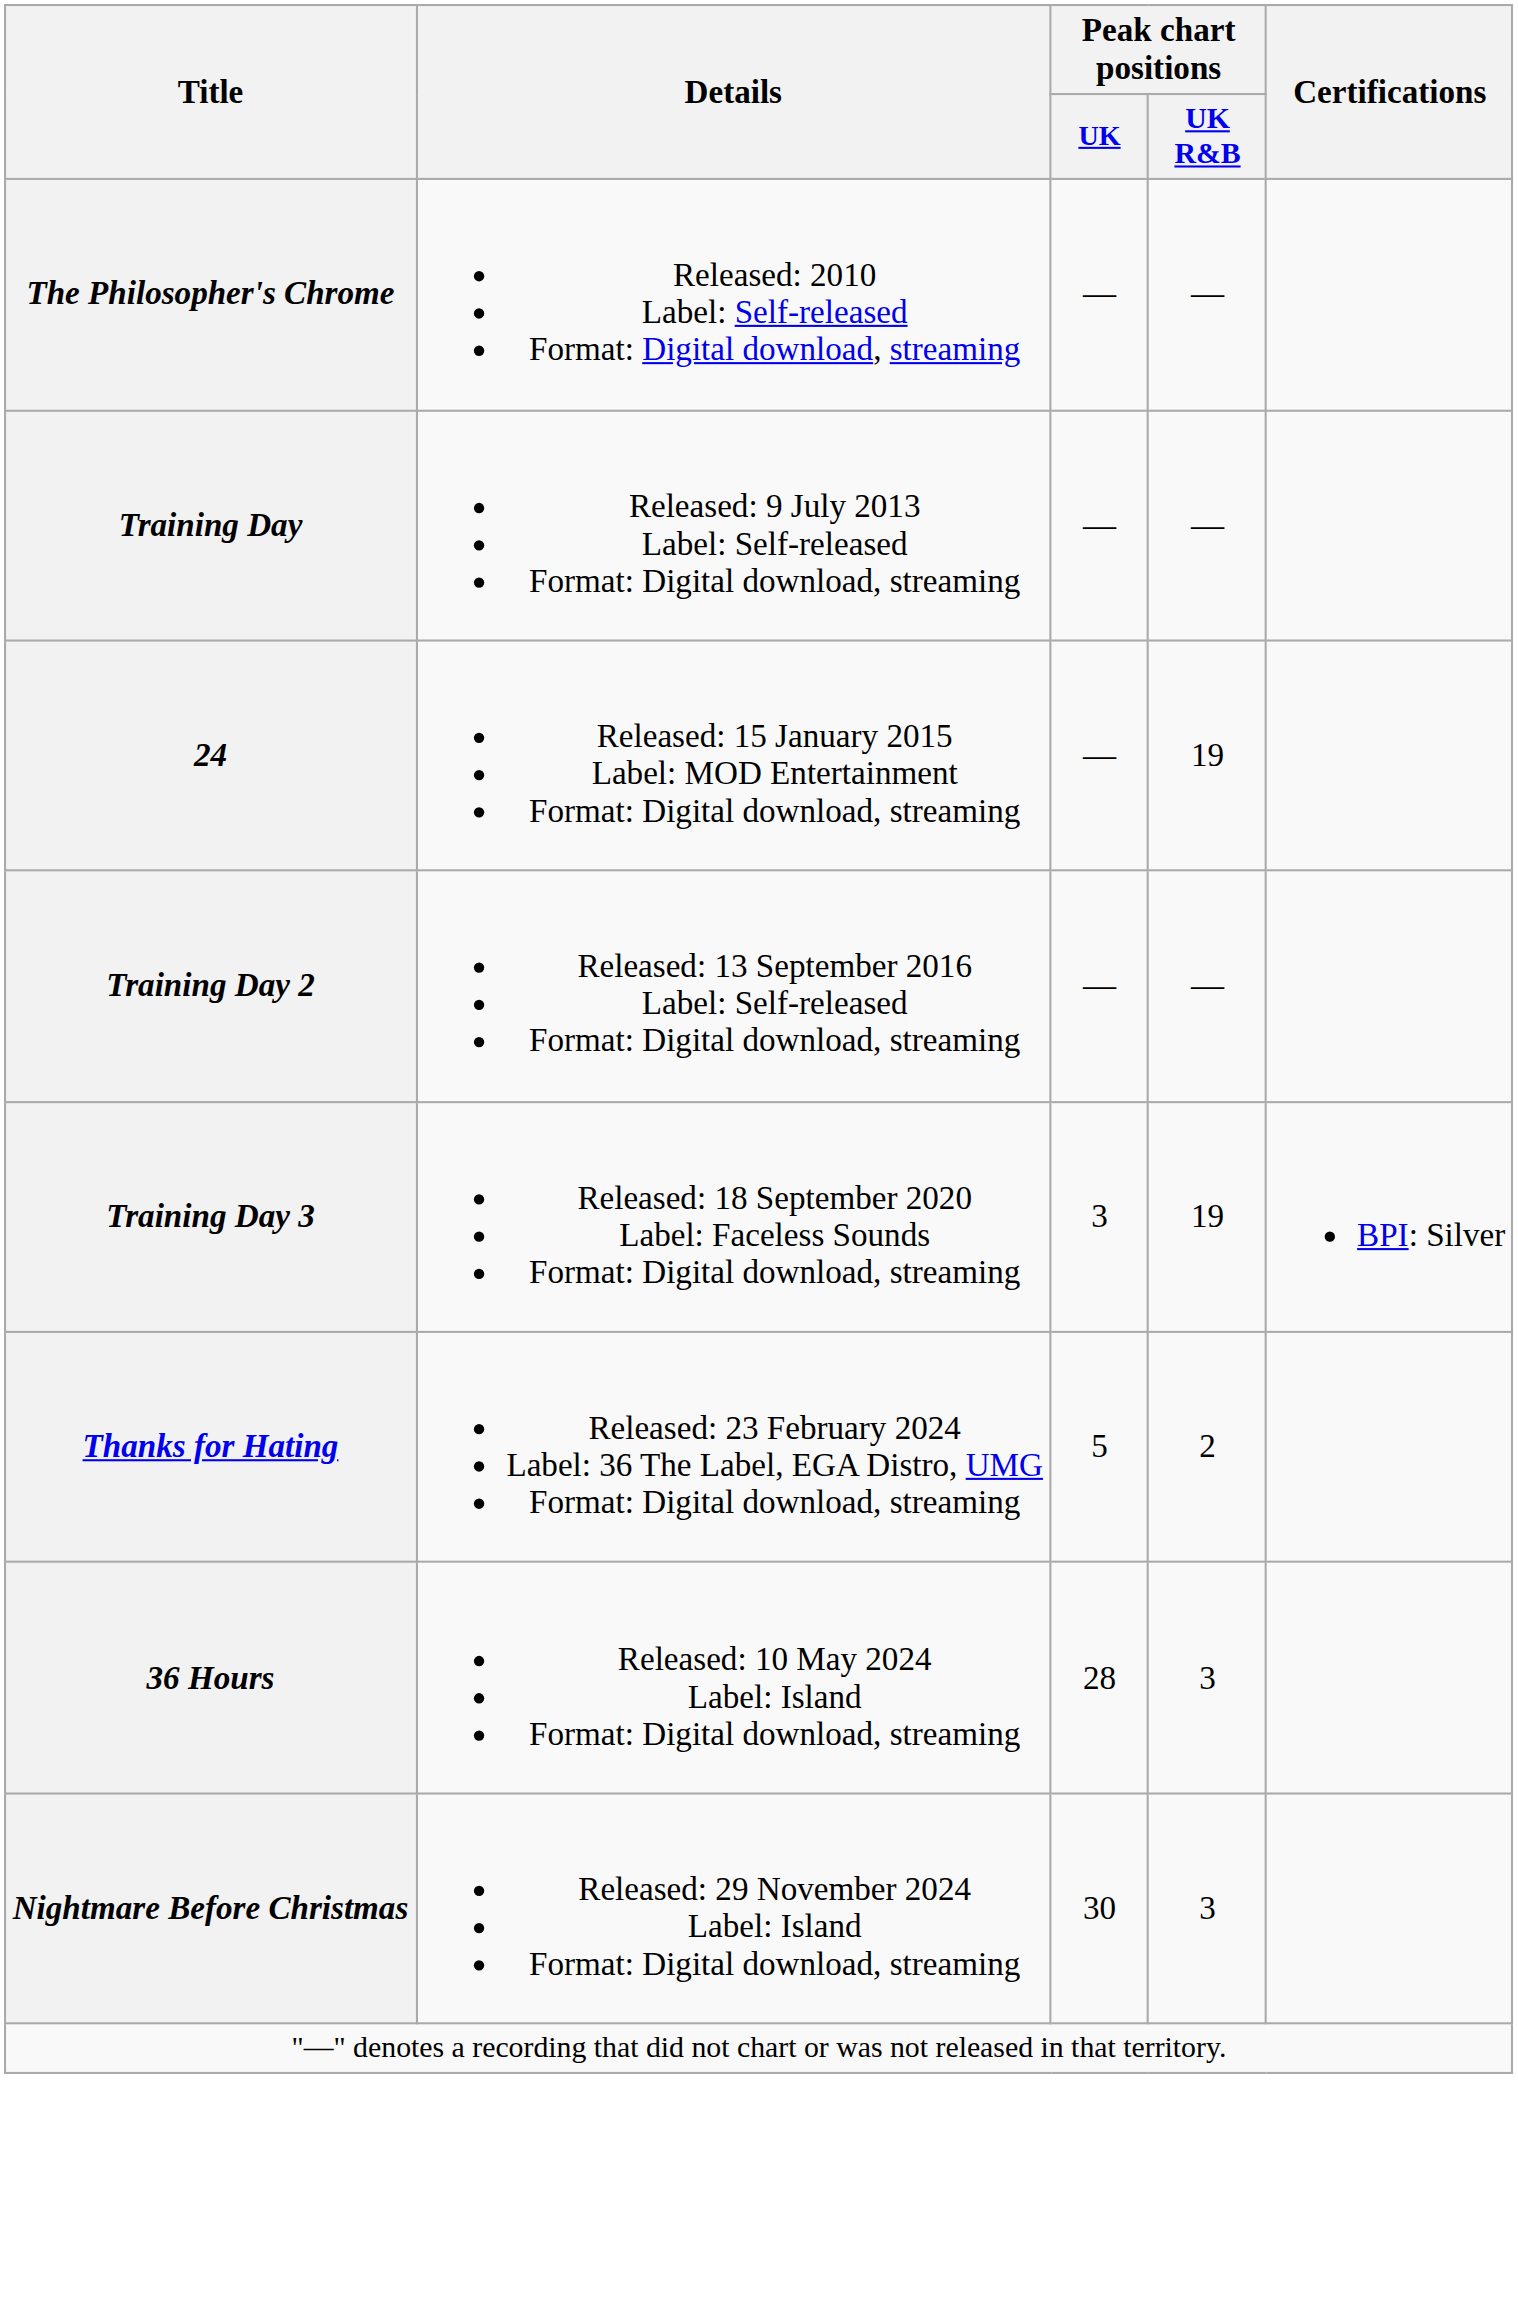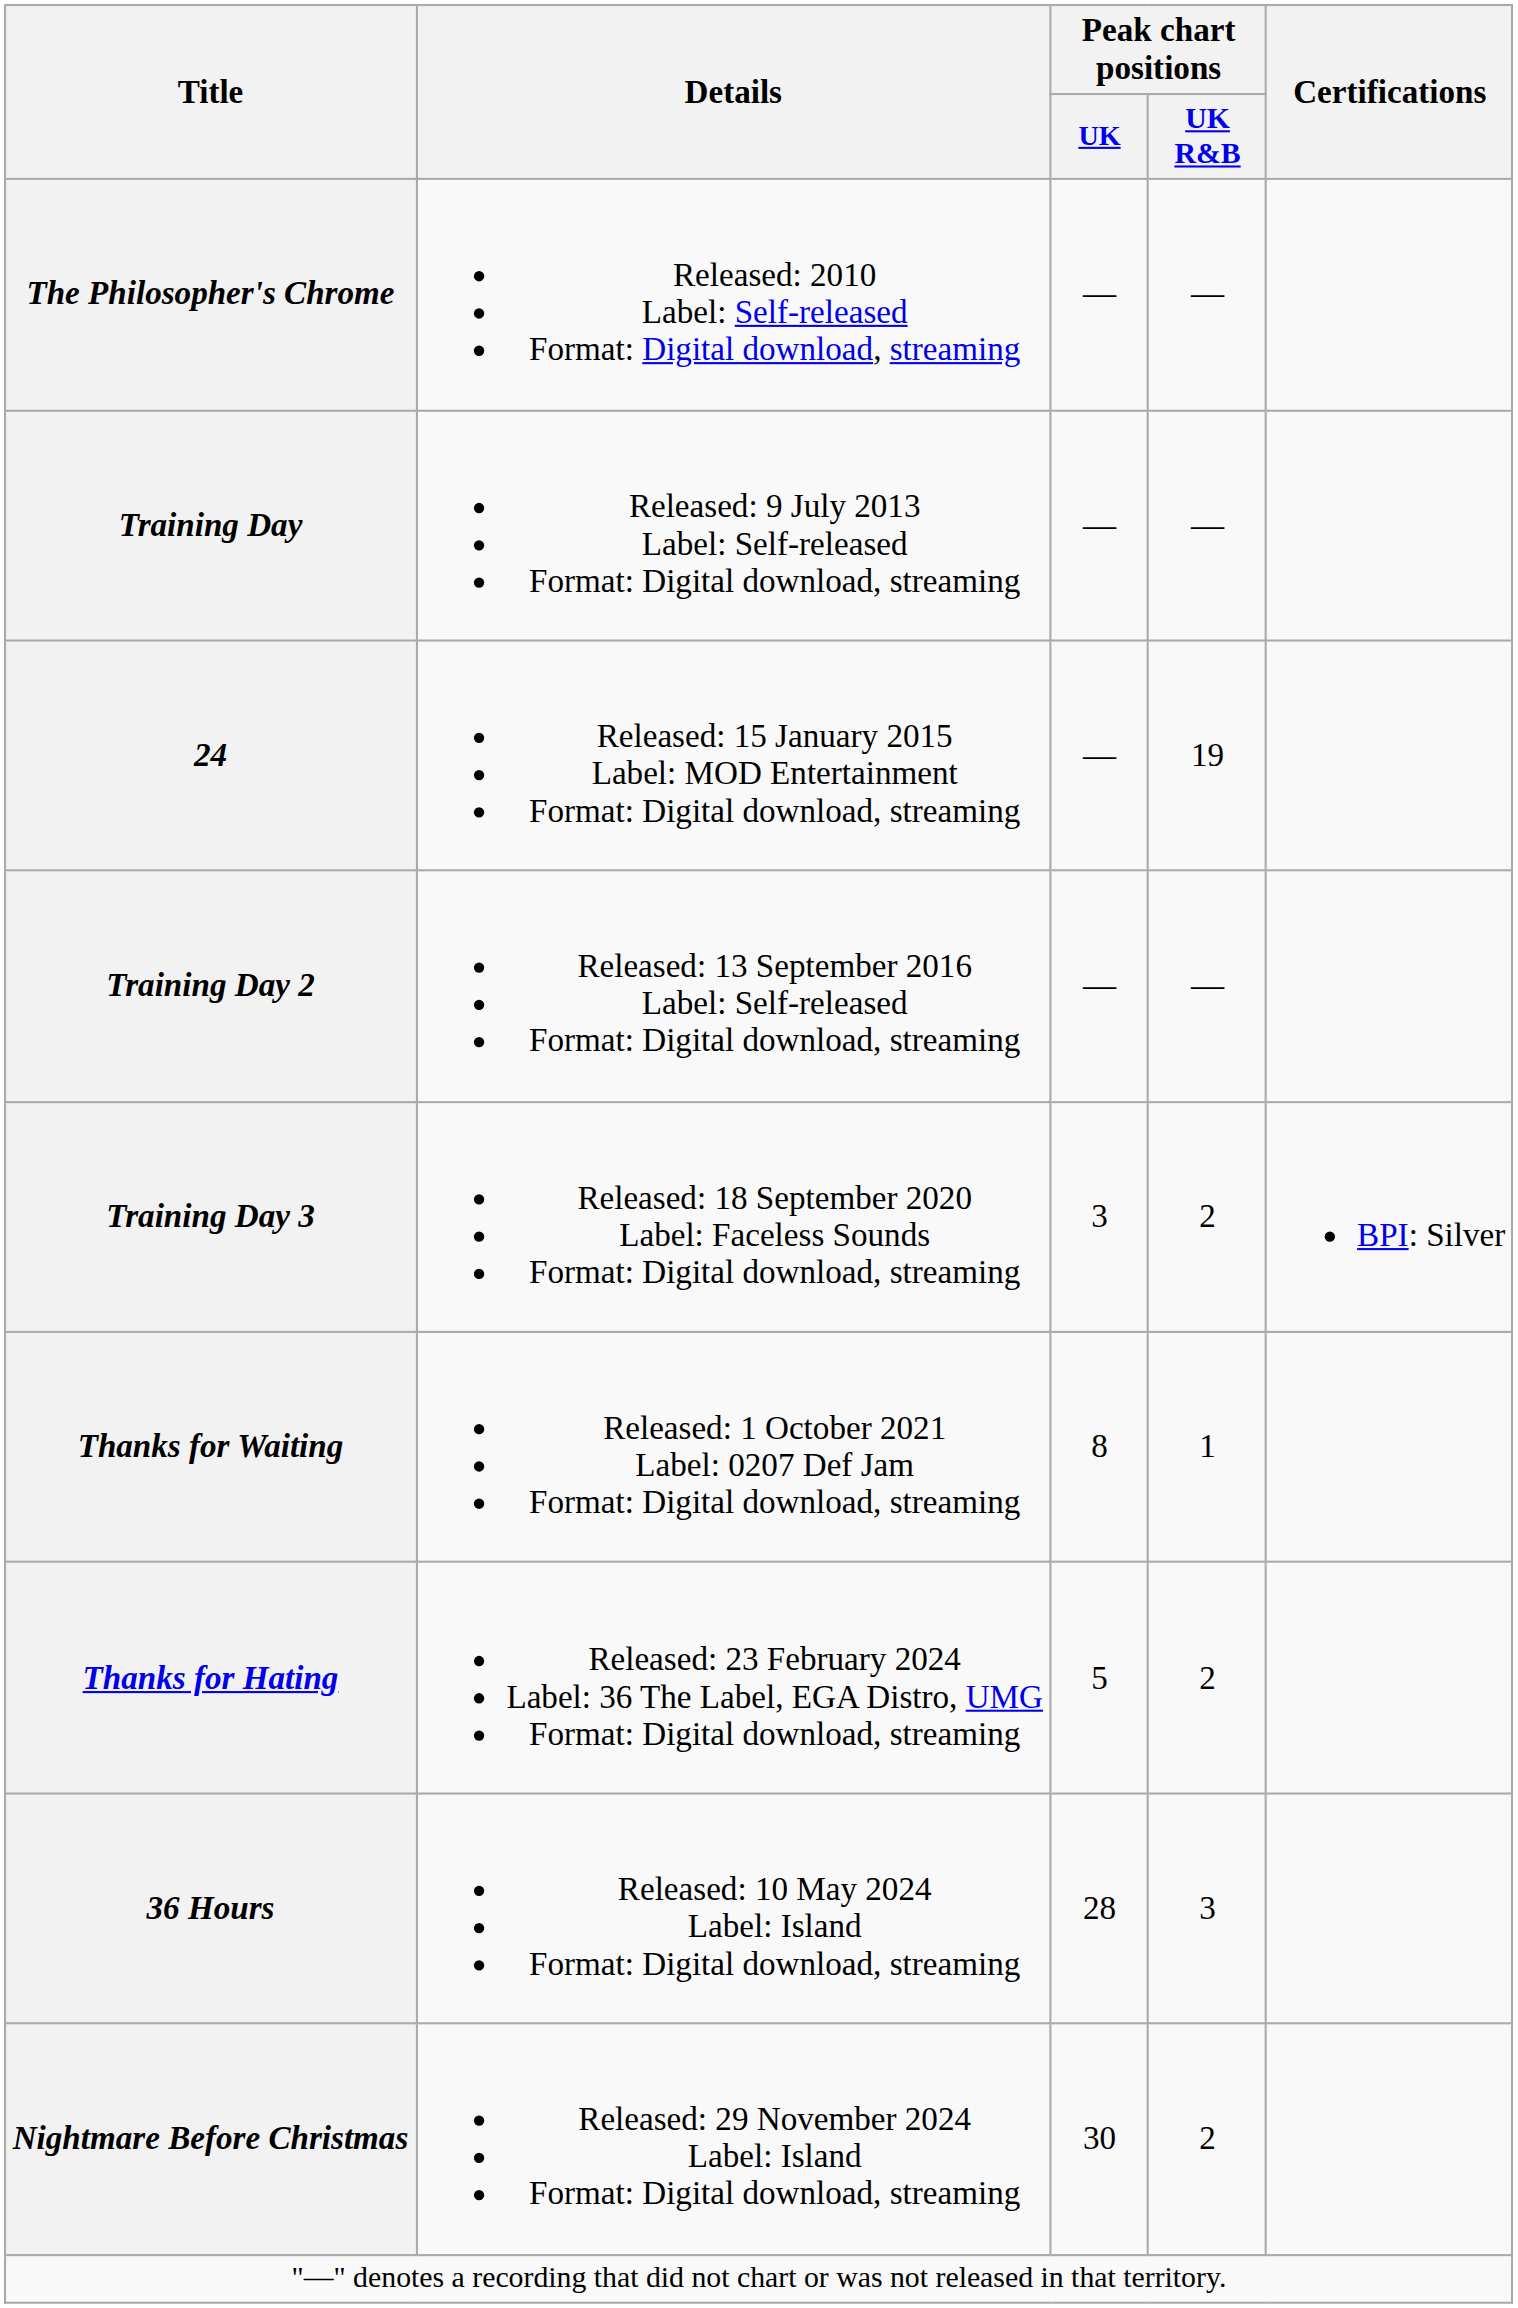(1208, 1216) 19 -> (1208, 1216) 2
+ row: (210, 1446)
(1208, 1907) 3 -> (1208, 2138) 2
